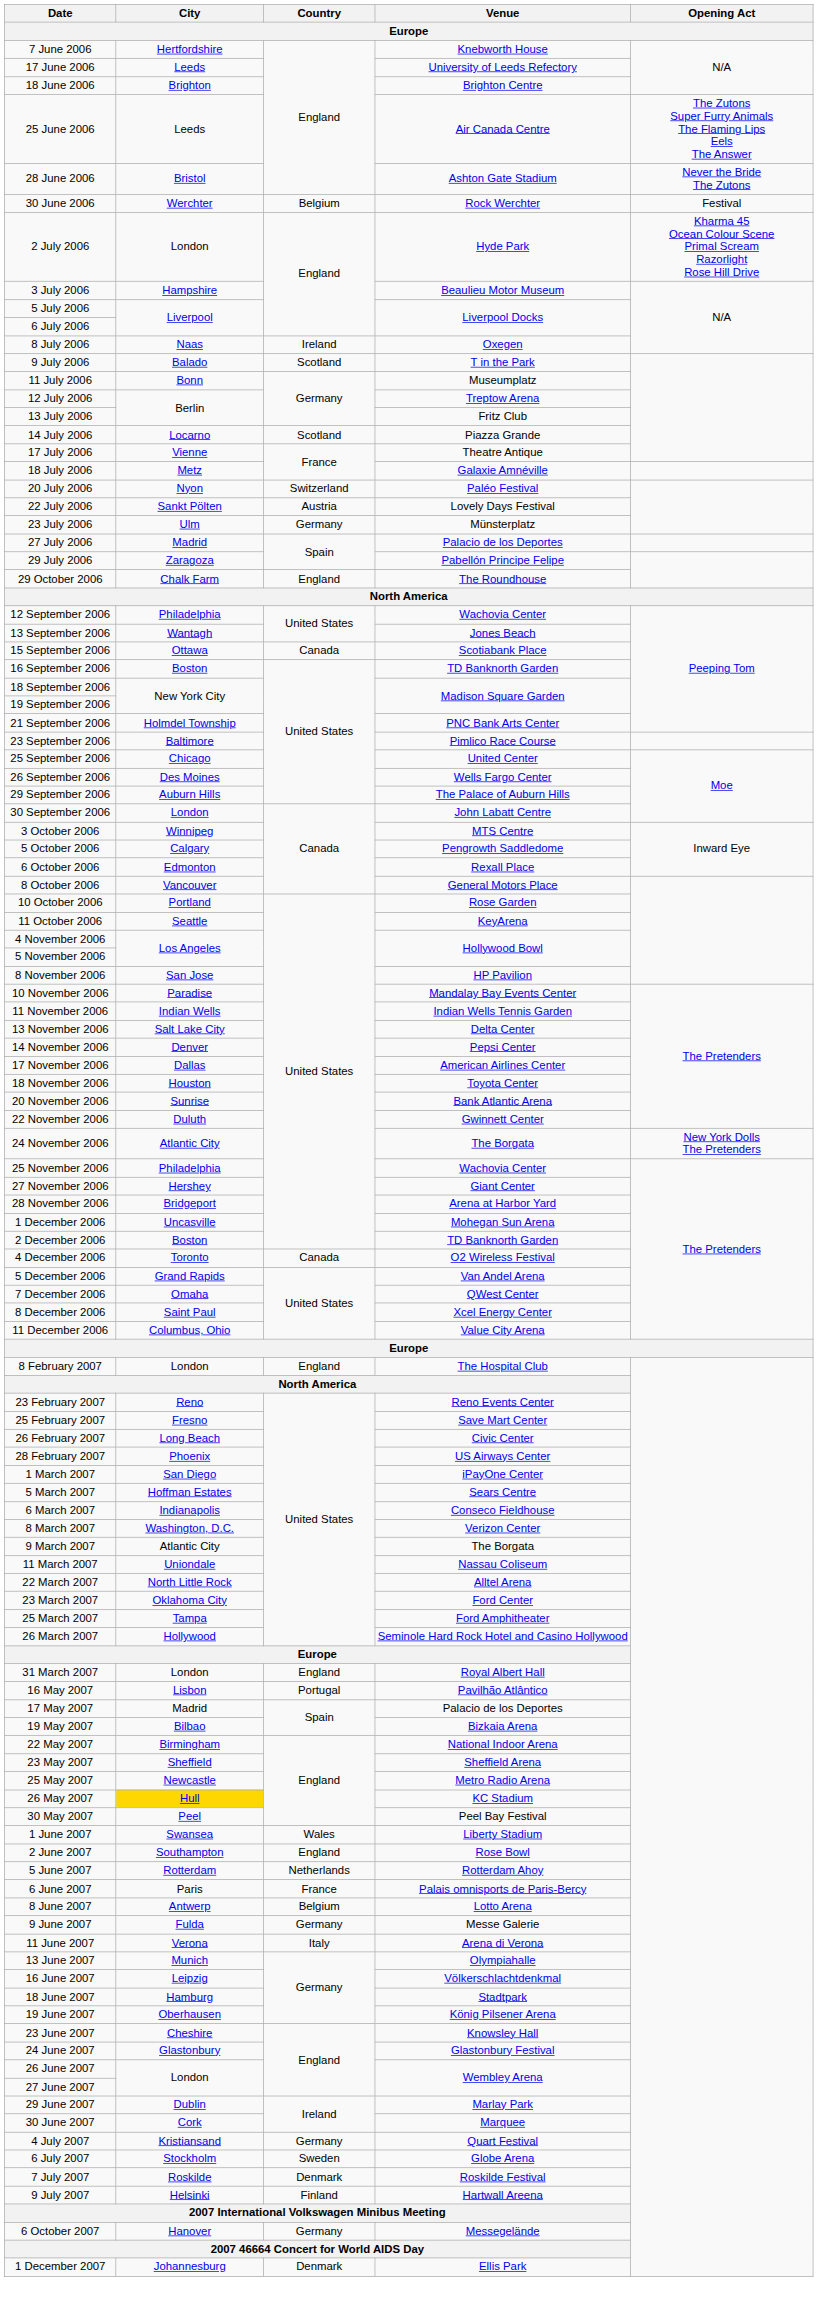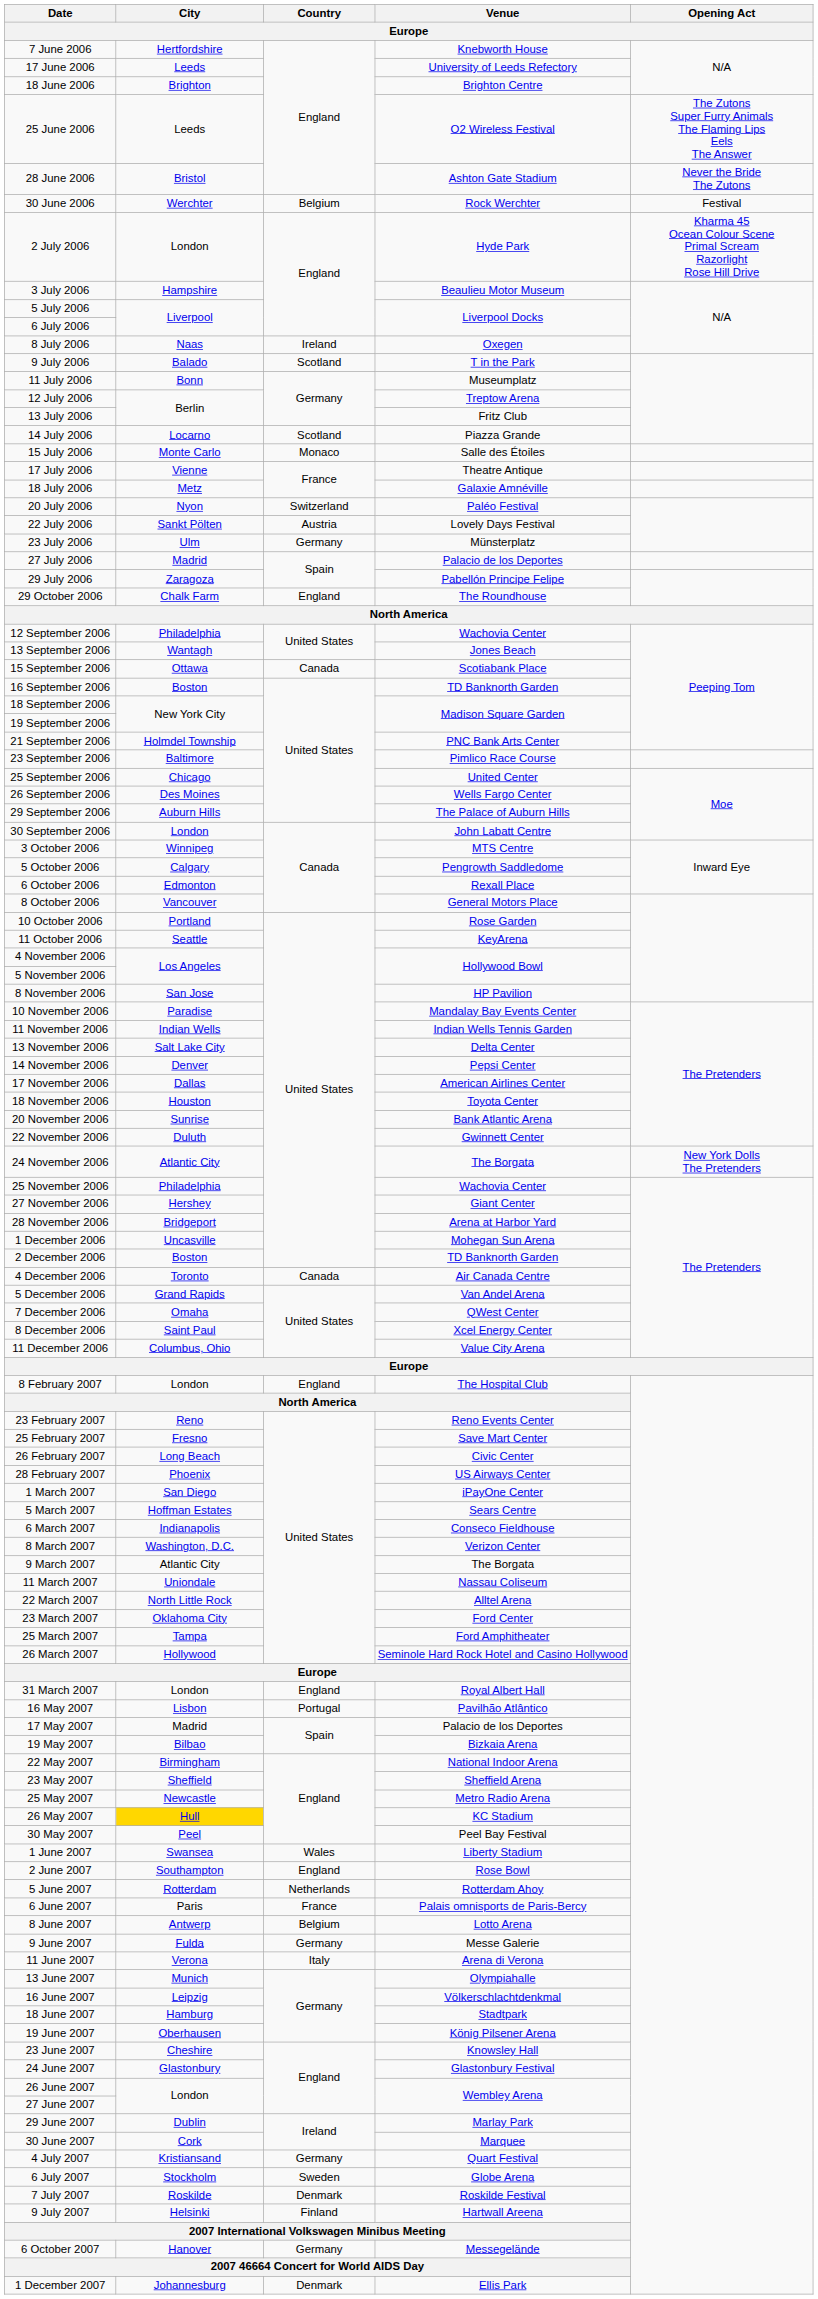(503, 129) Air Canada Centre -> (503, 129) O2 Wireless Festival
+ row: (60, 452)
(503, 1258) O2 Wireless Festival -> (503, 1276) Air Canada Centre
